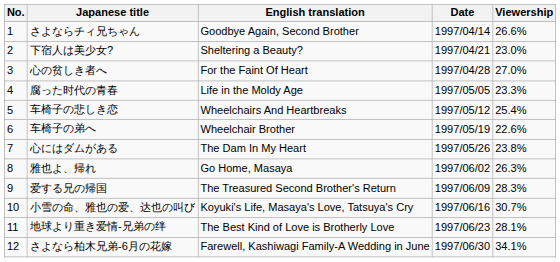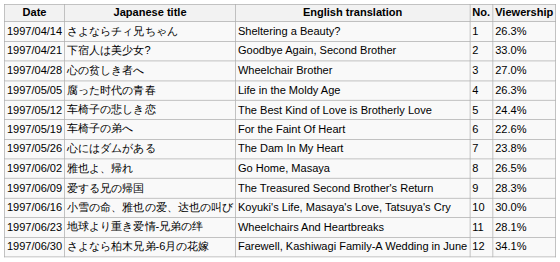columns swapped: (16, 13) <-> (462, 13)
(280, 31) Goodbye Again, Second Brother -> (289, 31) Sheltering a Beauty?
(511, 31) 26.6% -> (511, 31) 26.3%
(252, 51) Sheltering a Beauty? -> (317, 51) Goodbye Again, Second Brother
(511, 51) 23.0% -> (511, 51) 33.0%
(254, 70) For the Faint Of Heart -> (285, 70) Wheelchair Brother
(511, 90) 23.3% -> (511, 90) 26.3%
(273, 110) Wheelchairs And Heartbreaks -> (335, 110) The Best Kind of Love is Brotherly Love
(511, 110) 25.4% -> (511, 110) 24.4%
(248, 129) Wheelchair Brother -> (292, 129) For the Faint Of Heart
(511, 168) 26.3% -> (511, 168) 26.5%
(511, 208) 30.7% -> (511, 208) 30.0%
(297, 227) The Best Kind of Love is Brotherly Love -> (311, 227) Wheelchairs And Heartbreaks
